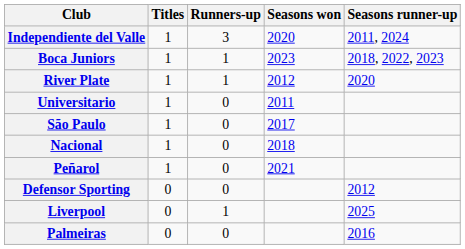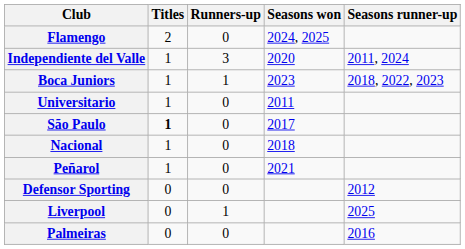+ row: (76, 37)
- row: (76, 80)
(168, 124) normal -> (168, 124) bold
